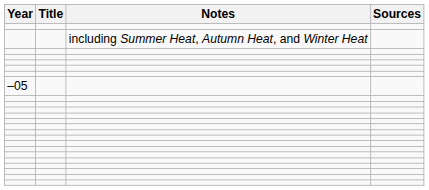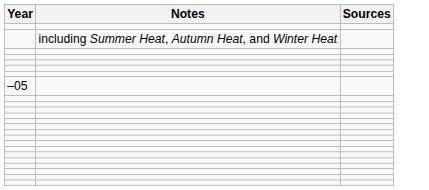- column: (51, 14)
